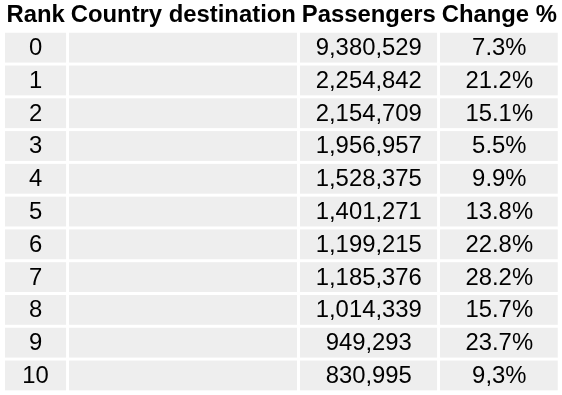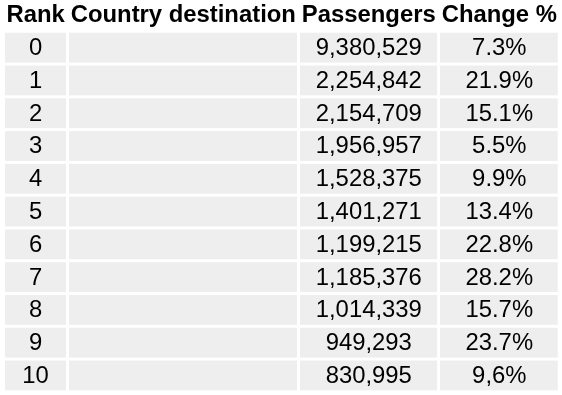(499, 80) 21.2% -> (499, 80) 21.9%
(499, 211) 13.8% -> (499, 211) 13.4%
(499, 375) 9,3% -> (499, 375) 9,6%
